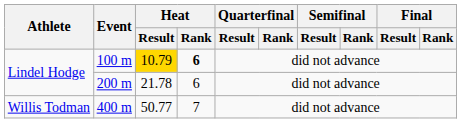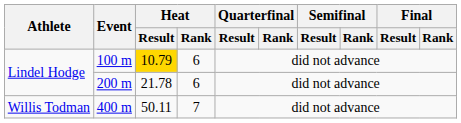(196, 61) bold -> (196, 61) normal
(156, 107) 50.77 -> (156, 107) 50.11
